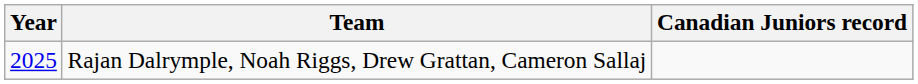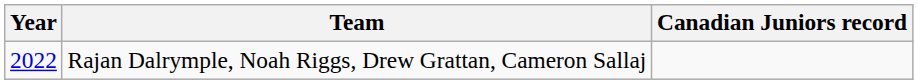(33, 60) 2025 -> (33, 60) 2022
